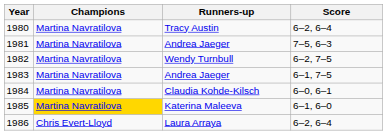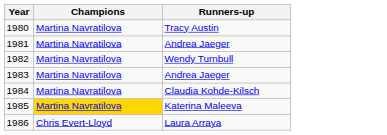- column: (337, 12)
